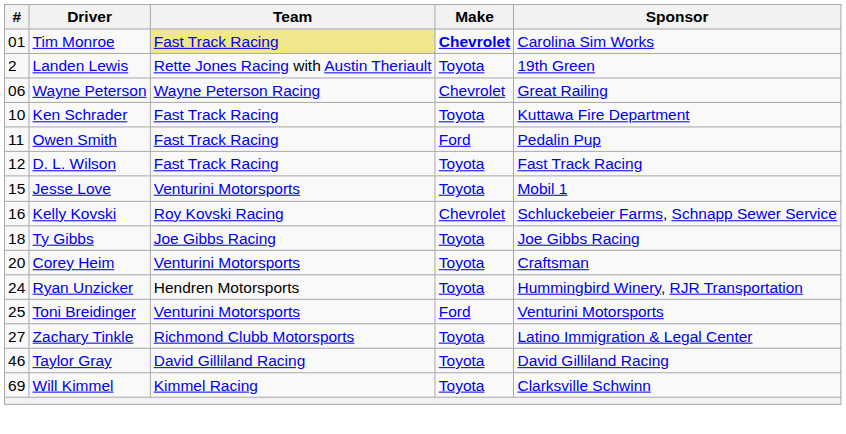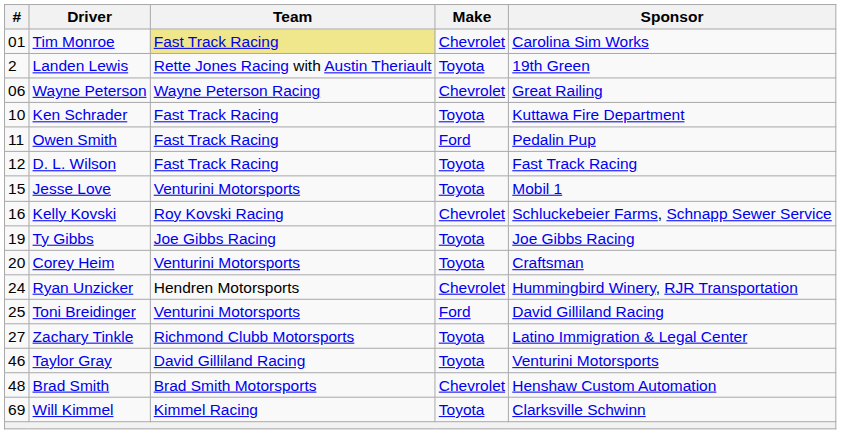(475, 42) bold -> (472, 42) normal
(17, 238) 18 -> (17, 238) 19
(462, 287) Toyota -> (472, 287) Chevrolet
(591, 311) Venturini Motorsports -> (588, 311) David Gilliland Racing
(593, 361) David Gilliland Racing -> (585, 361) Venturini Motorsports
+ row: (71, 385)
